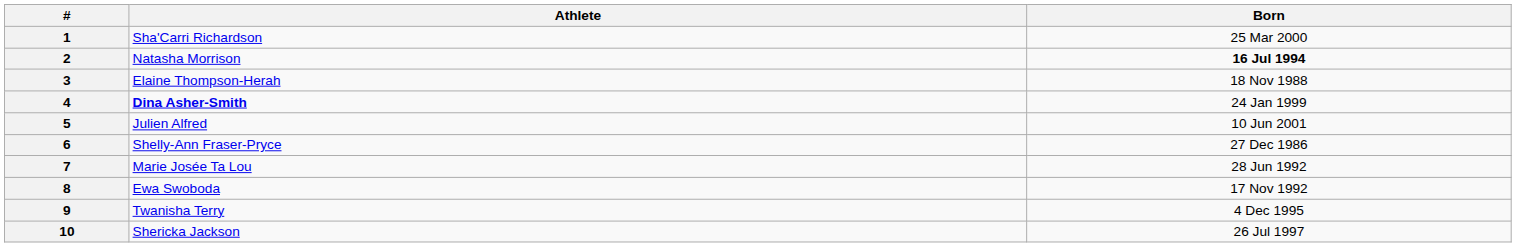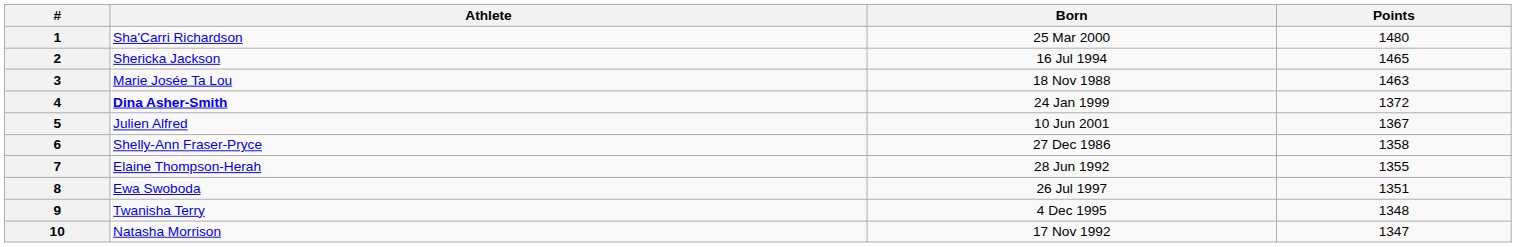+ column: (1394, 16)
(187, 59) Natasha Morrison -> (167, 59) Shericka Jackson
(1269, 59) bold -> (1072, 59) normal
(207, 81) Elaine Thompson-Herah -> (173, 81) Marie Josée Ta Lou
(192, 167) Marie Josée Ta Lou -> (187, 167) Elaine Thompson-Herah
(1269, 189) 17 Nov 1992 -> (1072, 189) 26 Jul 1997
(186, 232) Shericka Jackson -> (167, 232) Natasha Morrison
(1269, 232) 26 Jul 1997 -> (1072, 232) 17 Nov 1992
